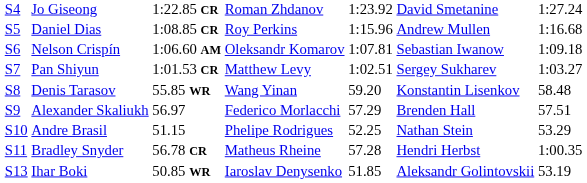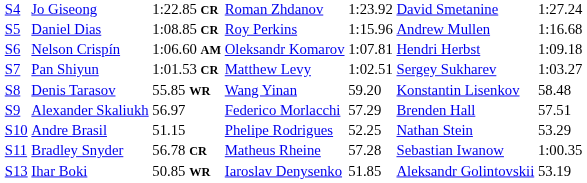(450, 49) Sebastian Iwanow -> (438, 49) Hendri Herbst
(438, 150) Hendri Herbst -> (450, 150) Sebastian Iwanow
